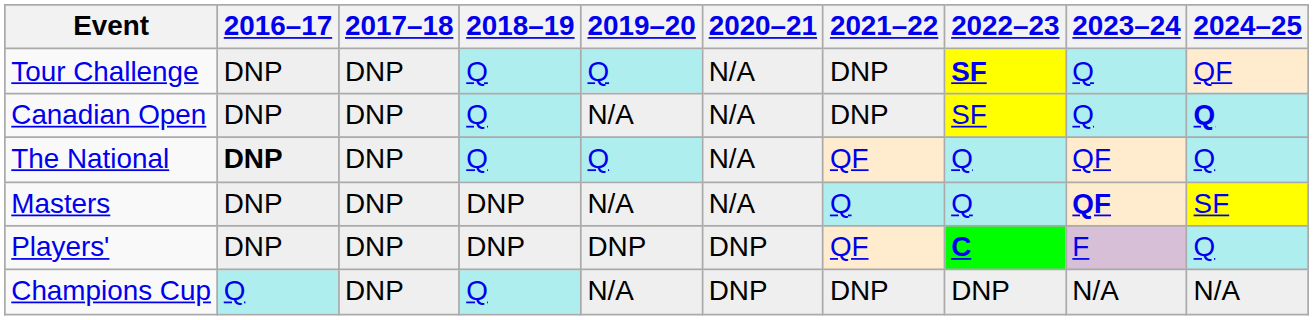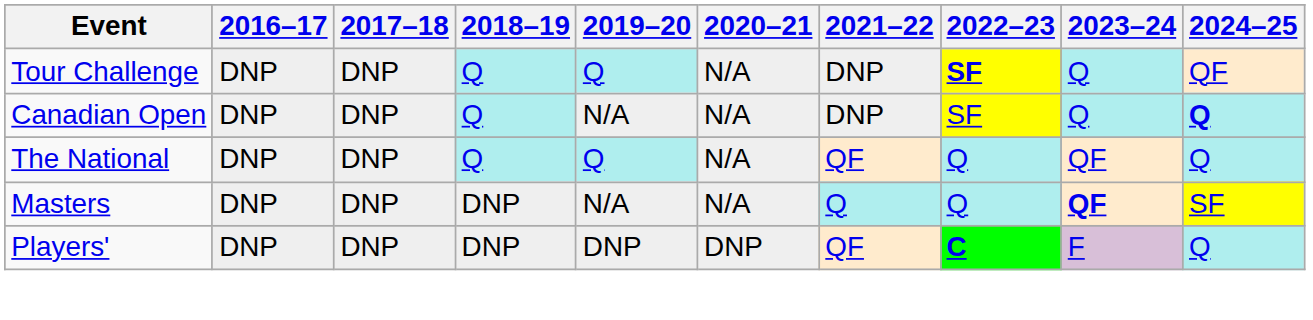(253, 159) bold -> (249, 159) normal
- row: (111, 291)
